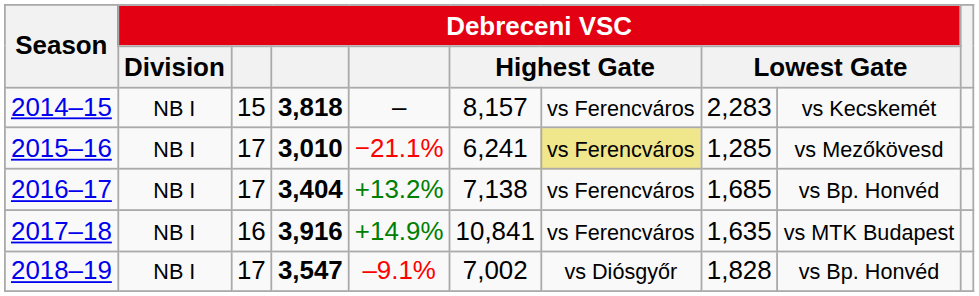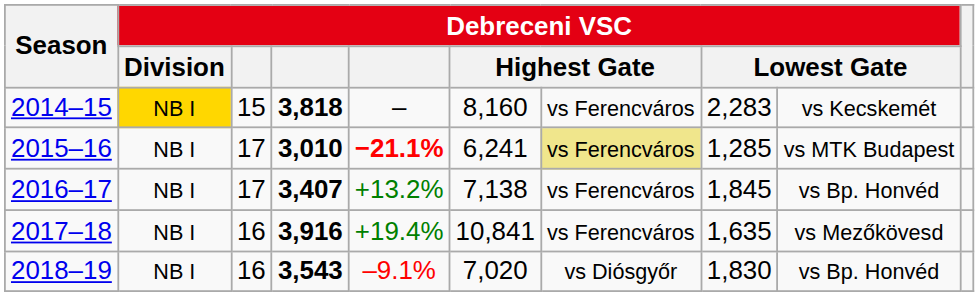(174, 109) no background -> (174, 109) gold background
(495, 108) 8,157 -> (495, 108) 8,160
(399, 149) normal -> (399, 149) bold
(869, 150) vs Mezőkövesd -> (869, 150) vs MTK Budapest
(310, 190) 3,404 -> (310, 190) 3,407
(739, 190) 1,685 -> (739, 190) 1,845
(399, 231) +14.9% -> (399, 231) +19.4%
(869, 232) vs MTK Budapest -> (869, 232) vs Mezőkövesd
(251, 271) 17 -> (251, 271) 16
(310, 271) 3,547 -> (310, 271) 3,543
(495, 271) 7,002 -> (495, 271) 7,020
(739, 271) 1,828 -> (739, 271) 1,830
